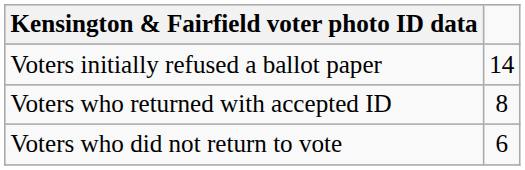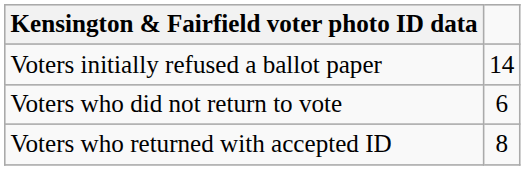rows swapped: (201, 104) <-> (176, 143)
